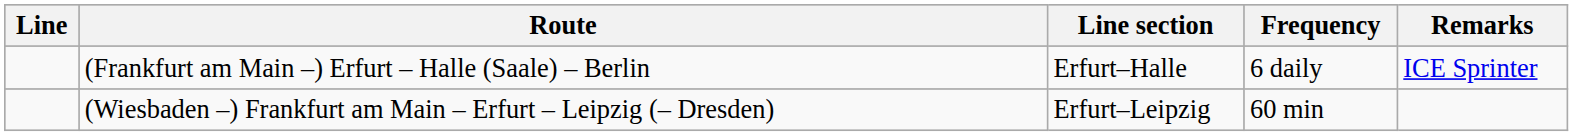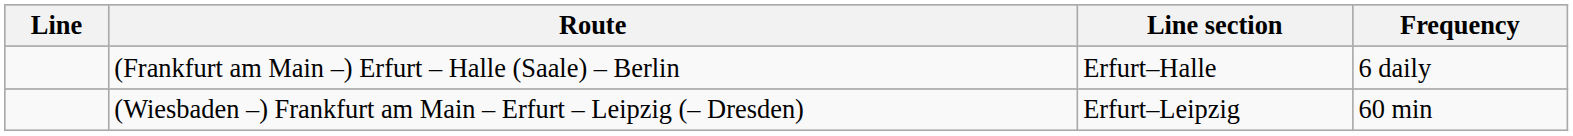- column: (1482, 25)
